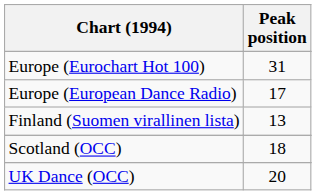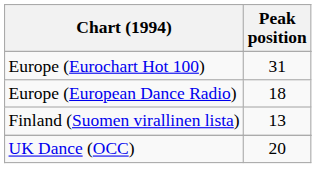(277, 93) 17 -> (277, 93) 18
- row: (65, 148)
